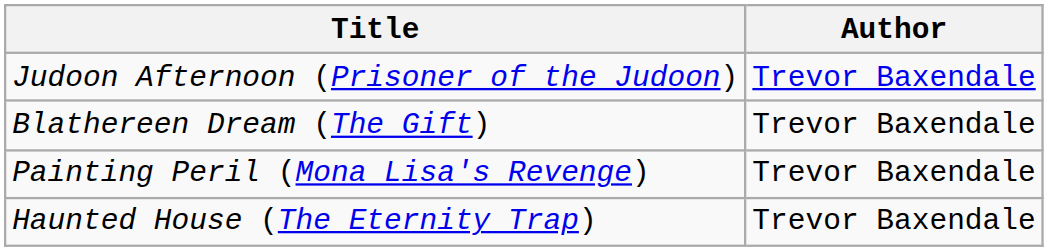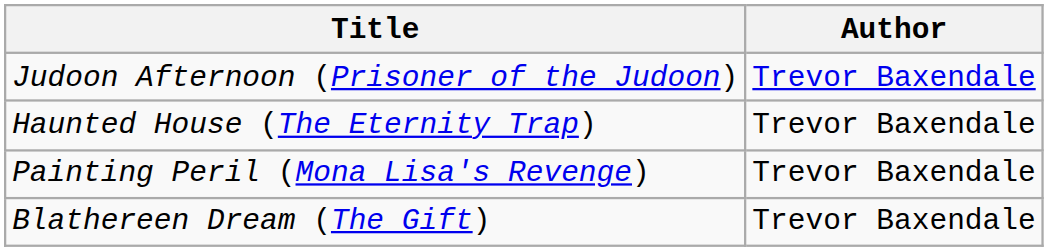rows swapped: (304, 222) <-> (251, 125)
